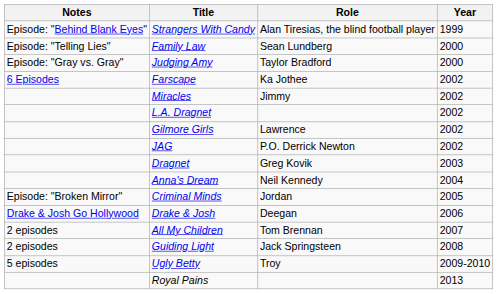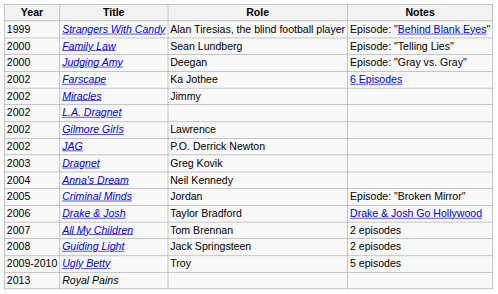columns swapped: (465, 12) <-> (77, 12)
(296, 63) Taylor Bradford -> (189, 63) Deegan
(278, 213) Deegan -> (206, 213) Taylor Bradford
